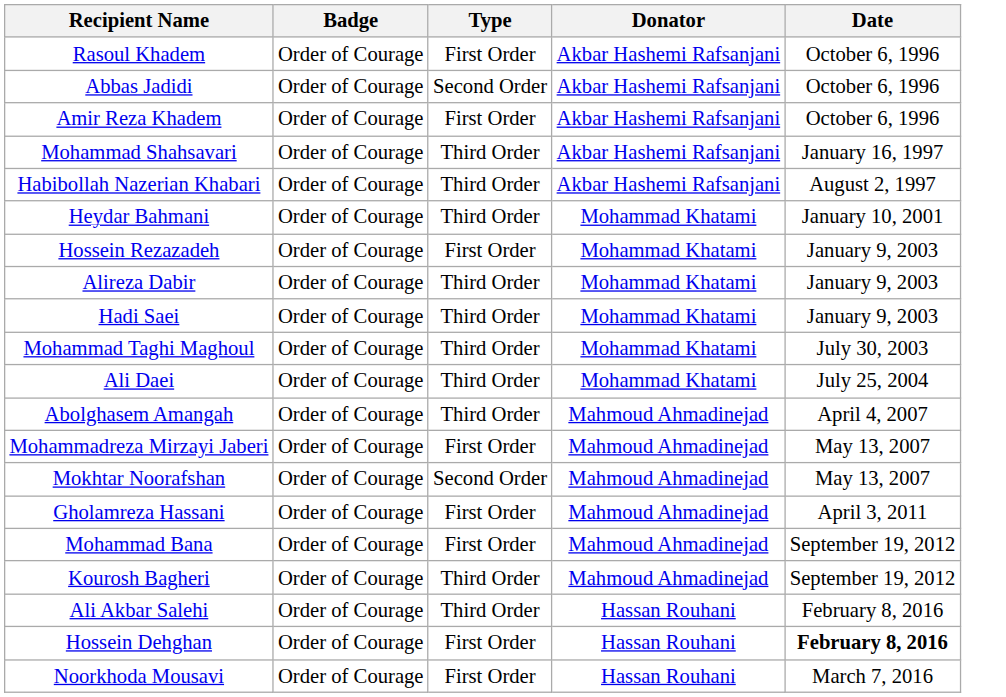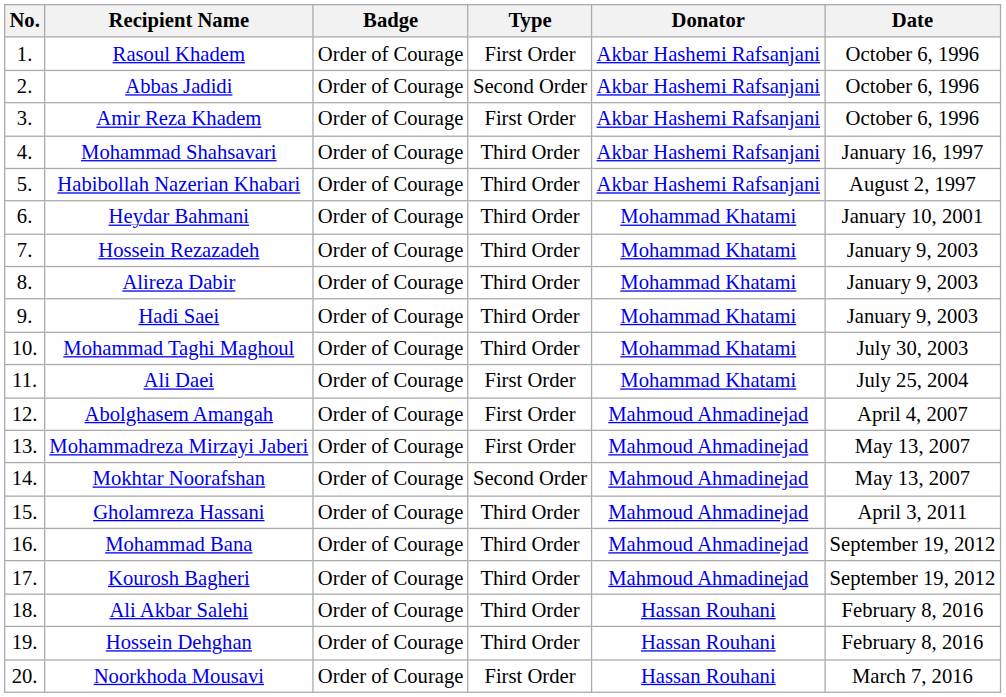+ column: (25, 20)
(490, 250) First Order -> (530, 250) Third Order
(490, 380) Third Order -> (530, 380) First Order
(490, 413) Third Order -> (530, 413) First Order
(490, 511) First Order -> (530, 511) Third Order
(490, 544) First Order -> (530, 544) Third Order
(490, 642) First Order -> (530, 642) Third Order
(872, 642) bold -> (912, 642) normal
